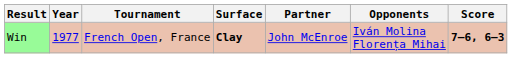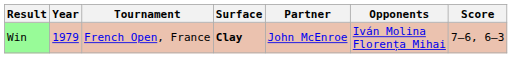(66, 38) 1977 -> (66, 38) 1979
(478, 38) bold -> (478, 38) normal
